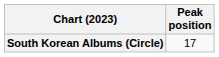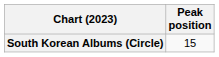(190, 43) 17 -> (190, 43) 15
